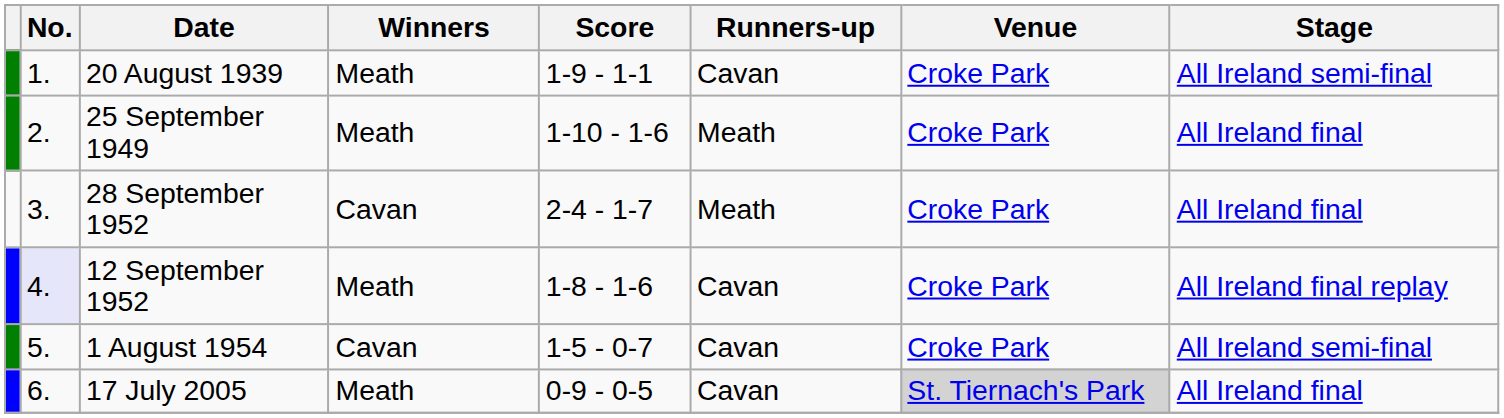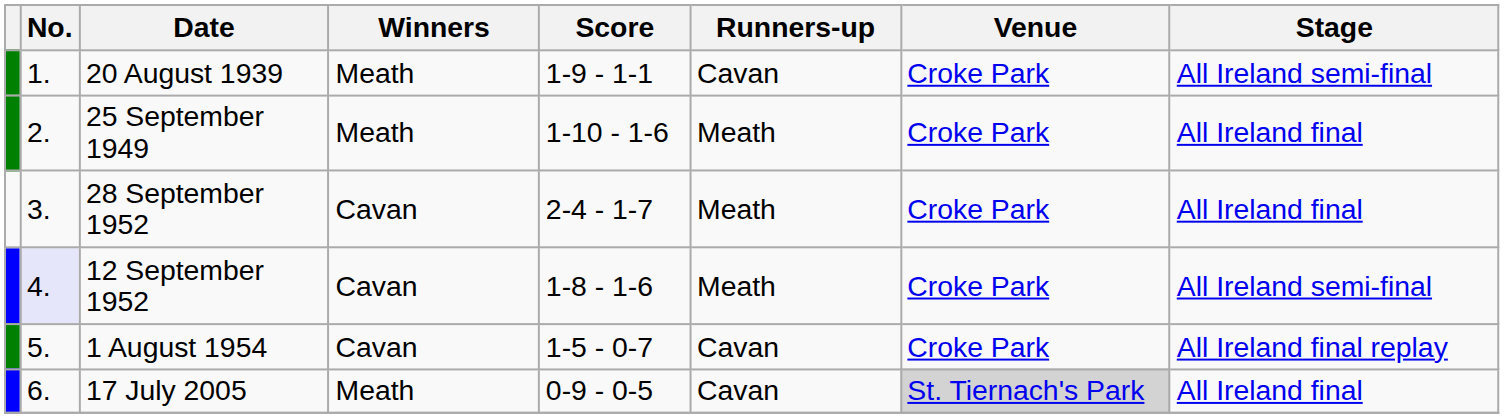(375, 286) Meath -> (377, 286) Cavan
(738, 286) Cavan -> (736, 286) Meath
(1312, 286) All Ireland final replay -> (1304, 286) All Ireland semi-final
(1304, 346) All Ireland semi-final -> (1312, 346) All Ireland final replay
